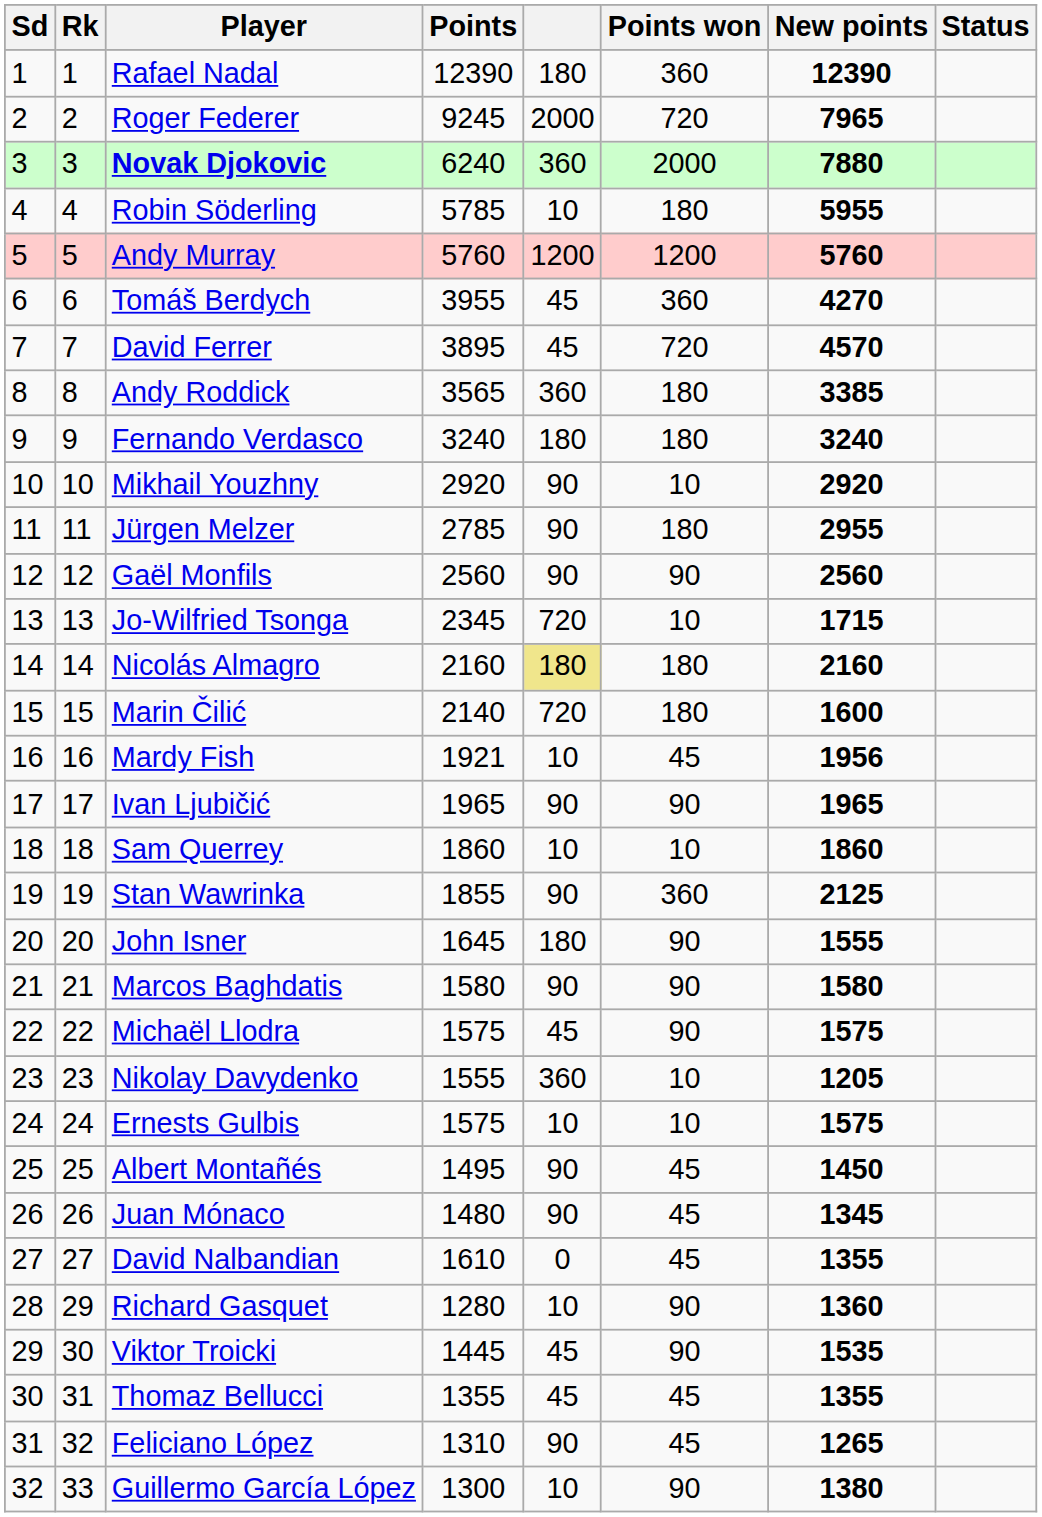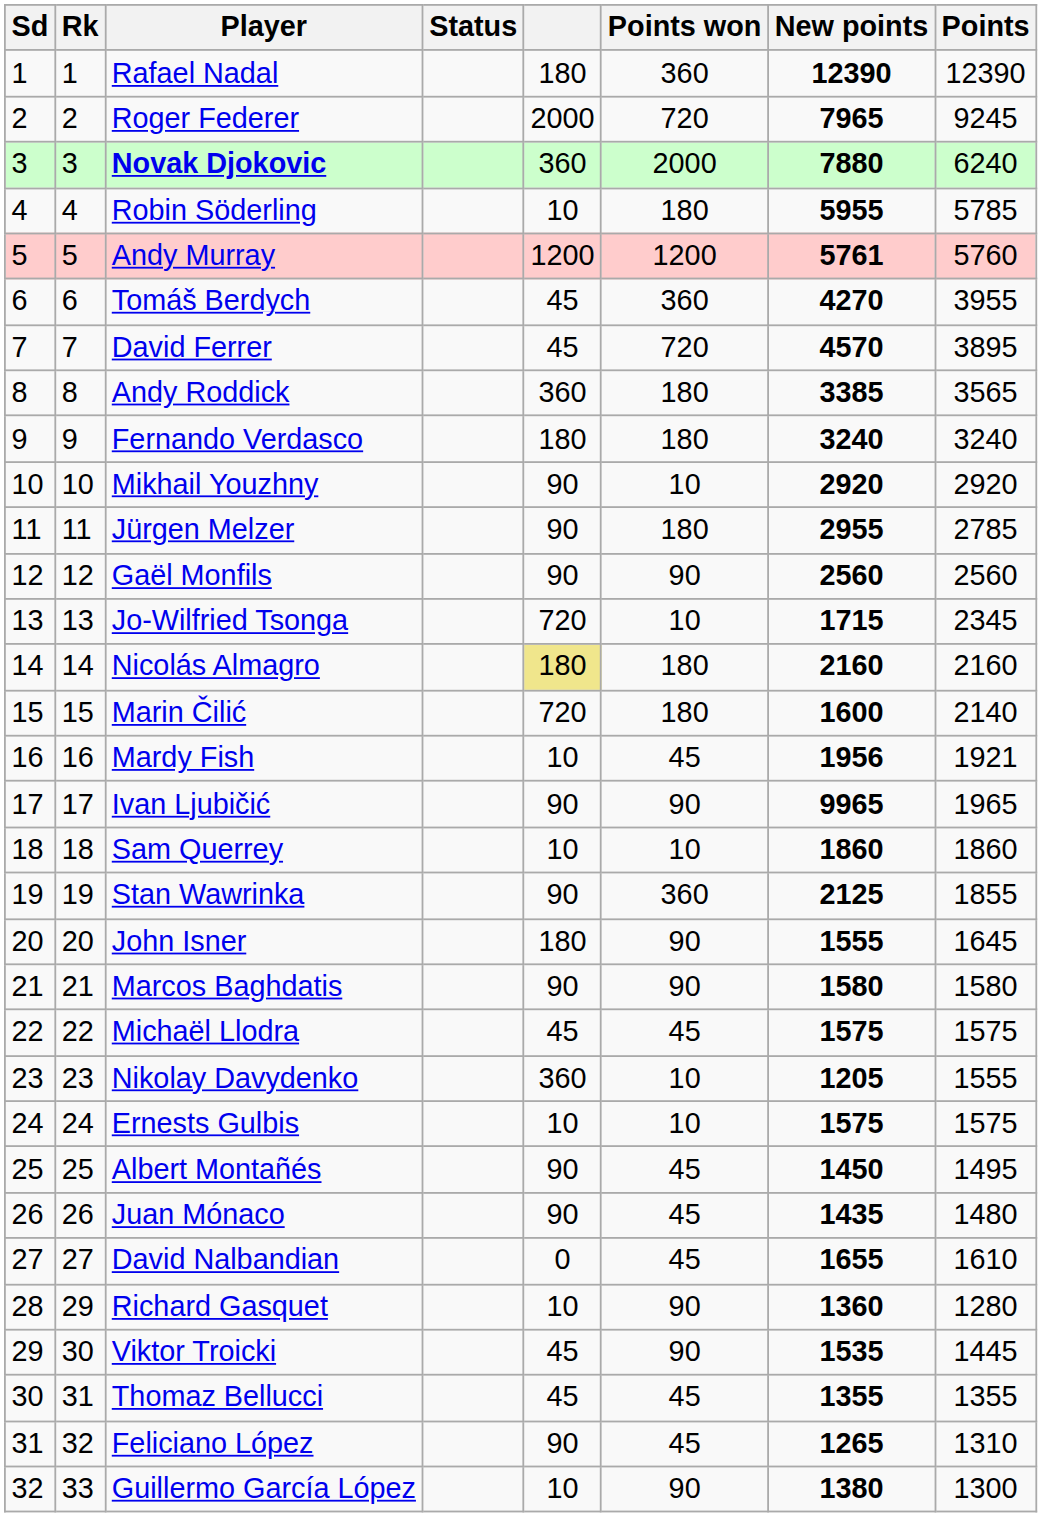columns swapped: (473, 27) <-> (986, 27)
(851, 255) 5760 -> (852, 255) 5761
(851, 803) 1965 -> (852, 803) 9965
(685, 1032) 90 -> (685, 1032) 45
(851, 1214) 1345 -> (852, 1214) 1435
(851, 1260) 1355 -> (852, 1260) 1655
